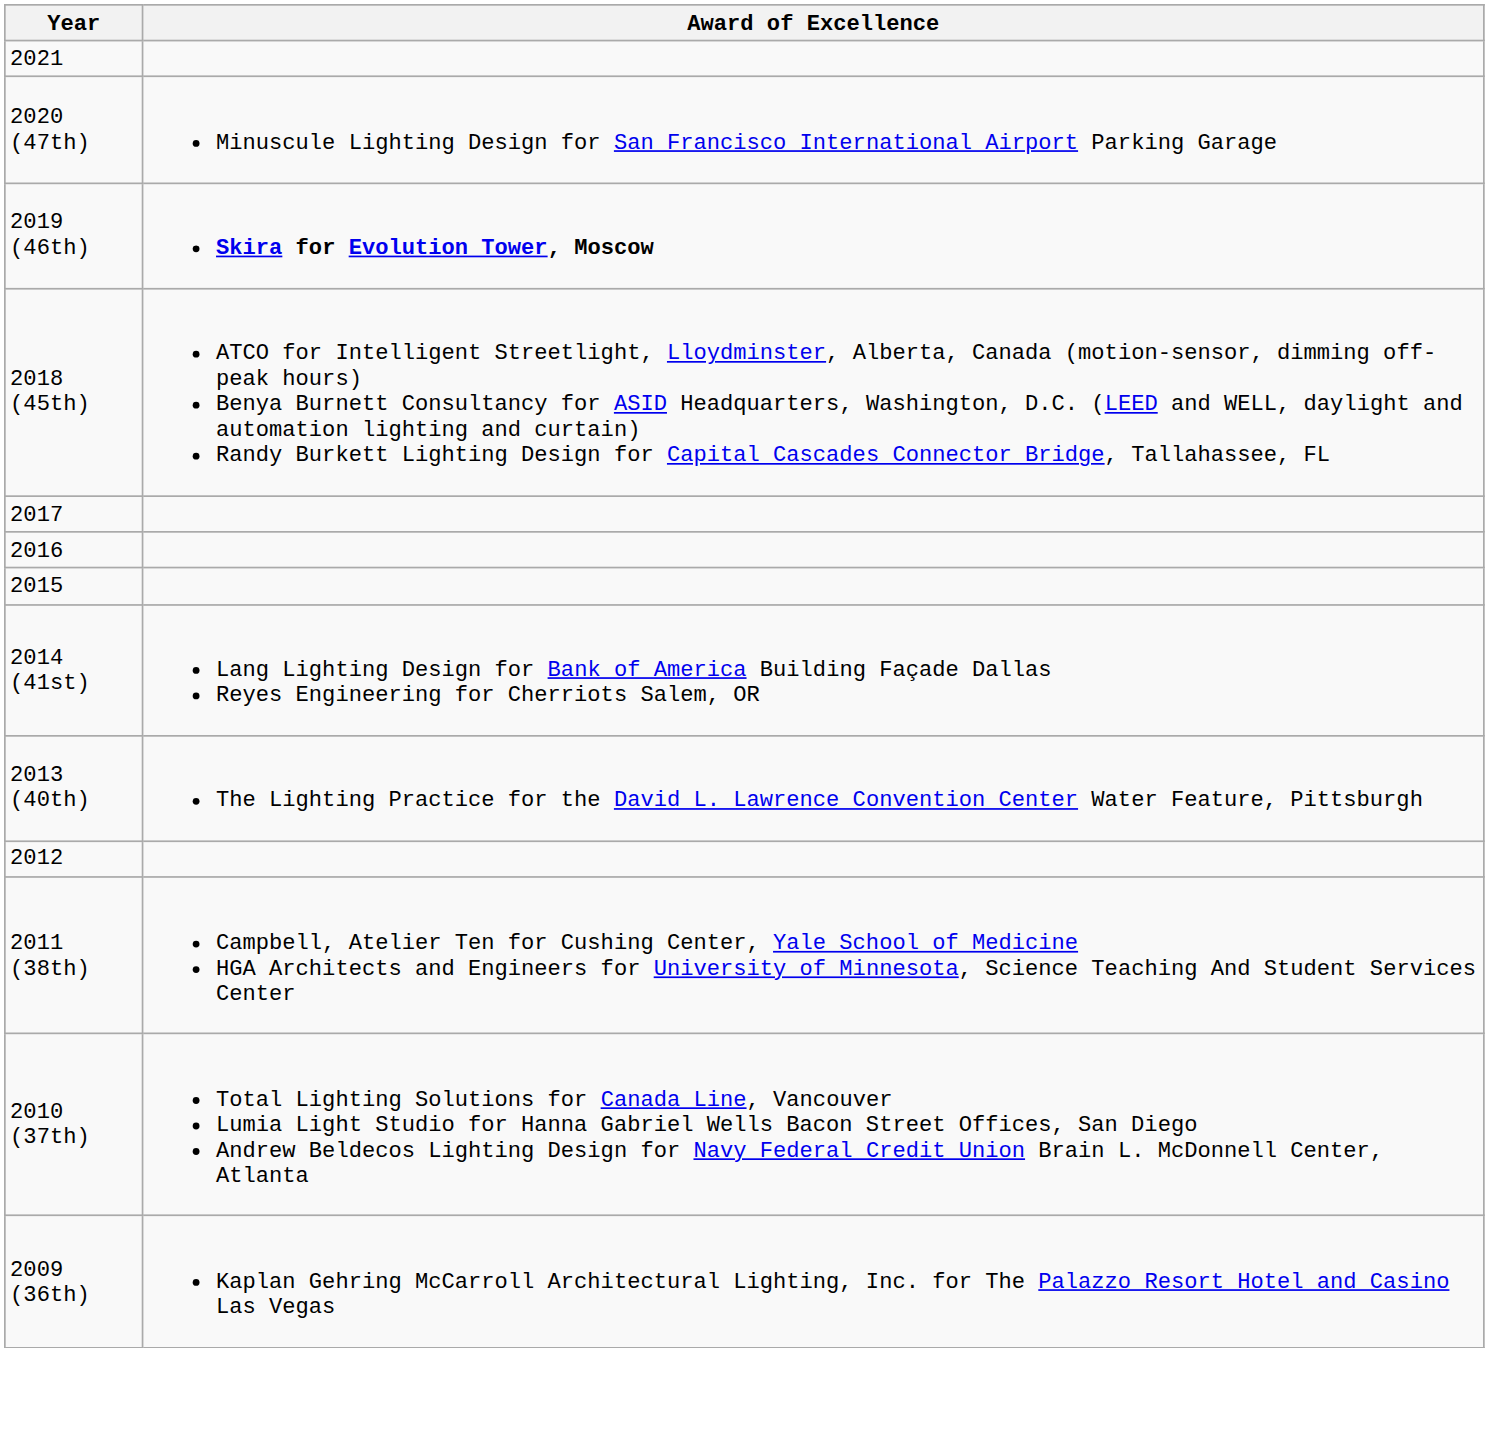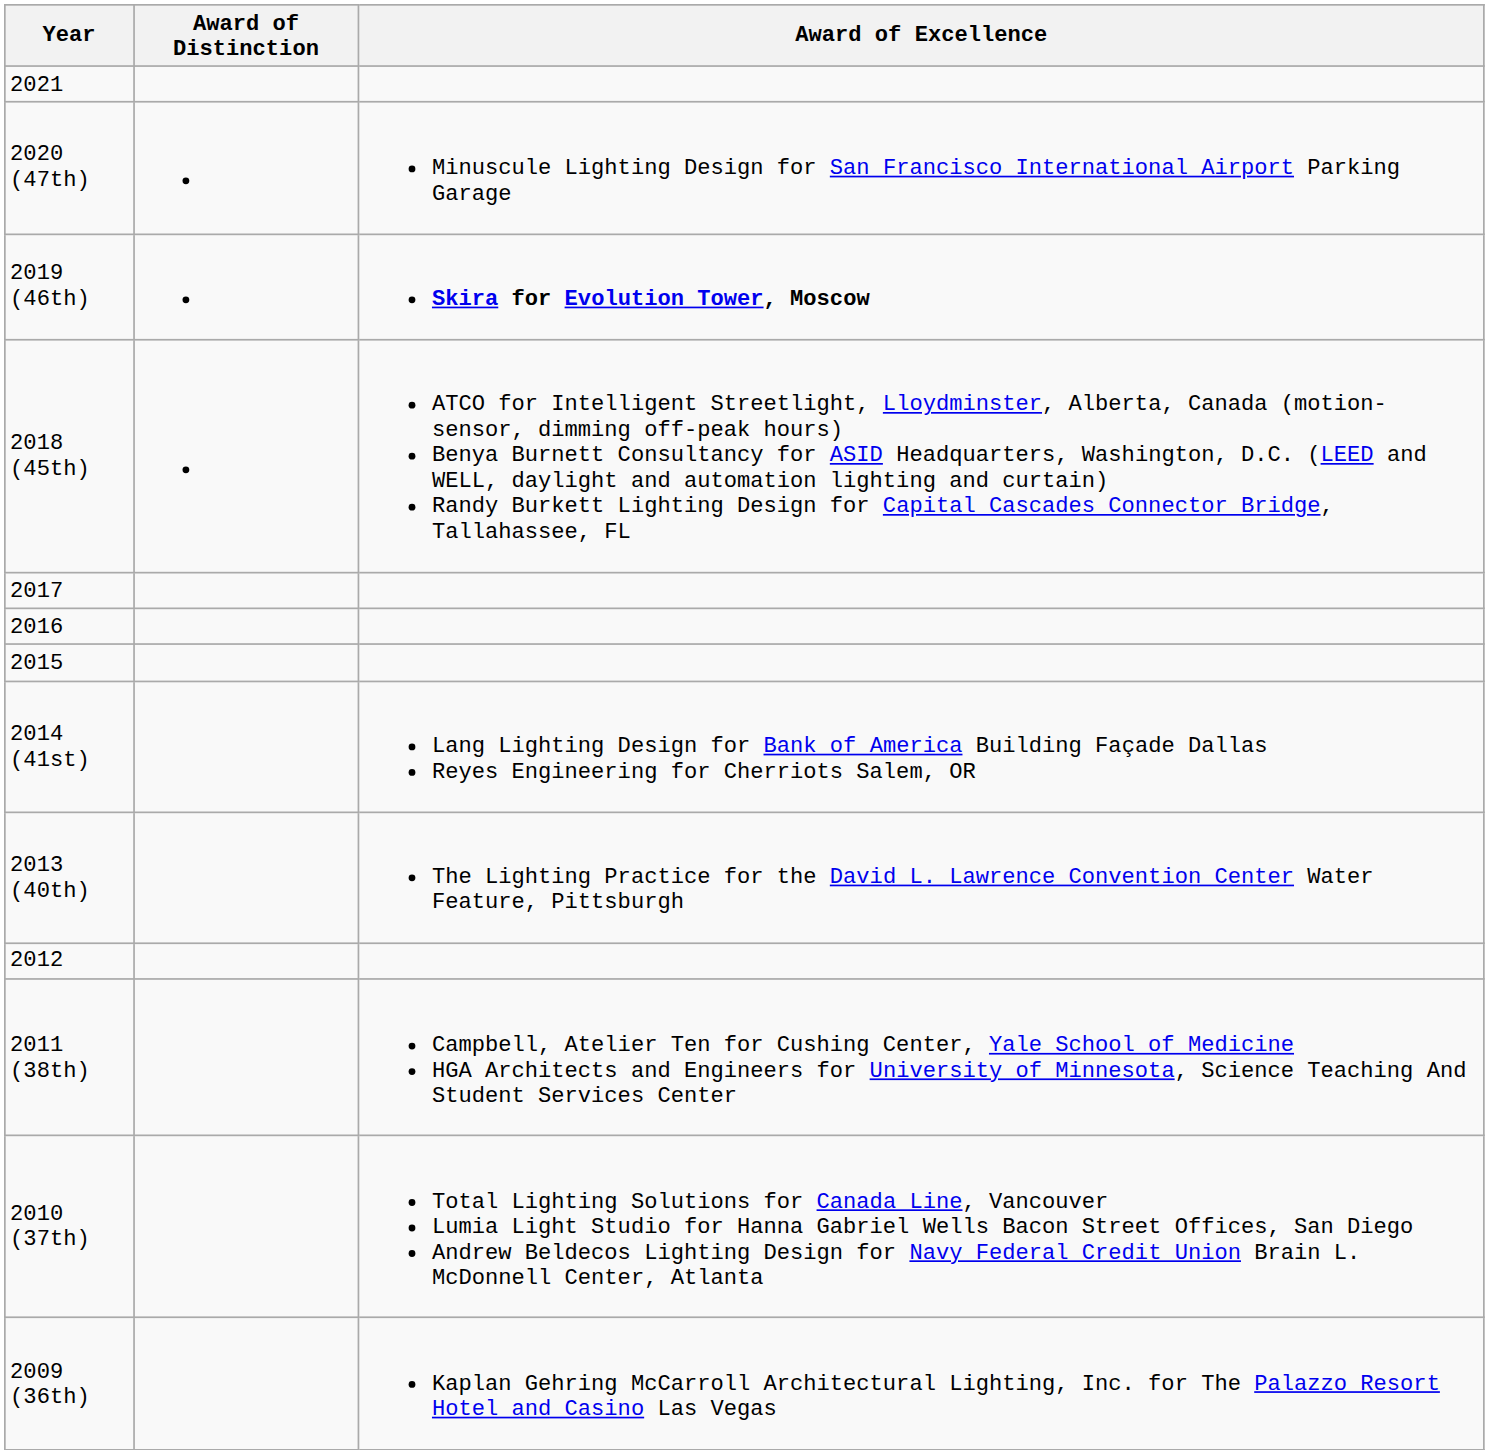+ column: (246, 36)
